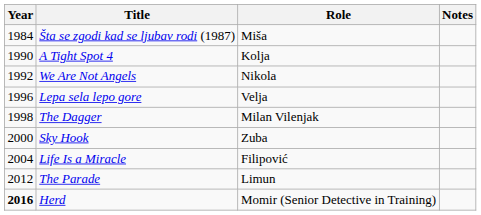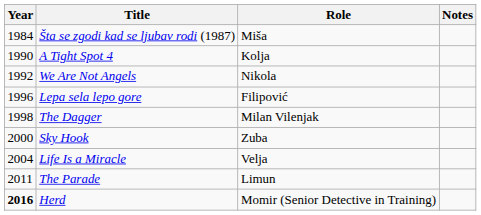(254, 96) Velja -> (264, 96) Filipović
(264, 158) Filipović -> (254, 158) Velja
(20, 179) 2012 -> (20, 179) 2011
